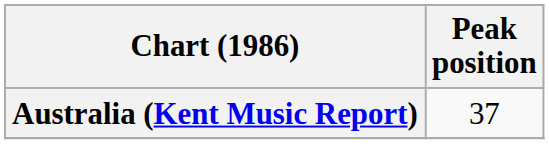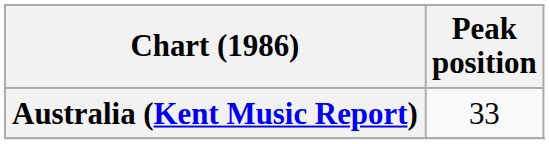(484, 112) 37 -> (484, 112) 33
